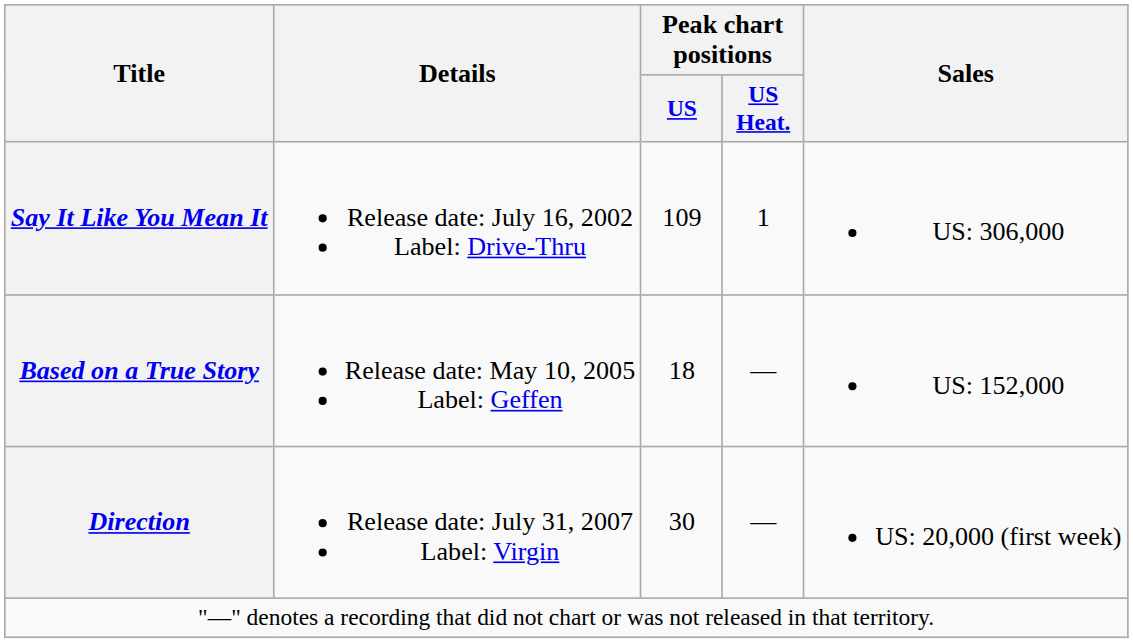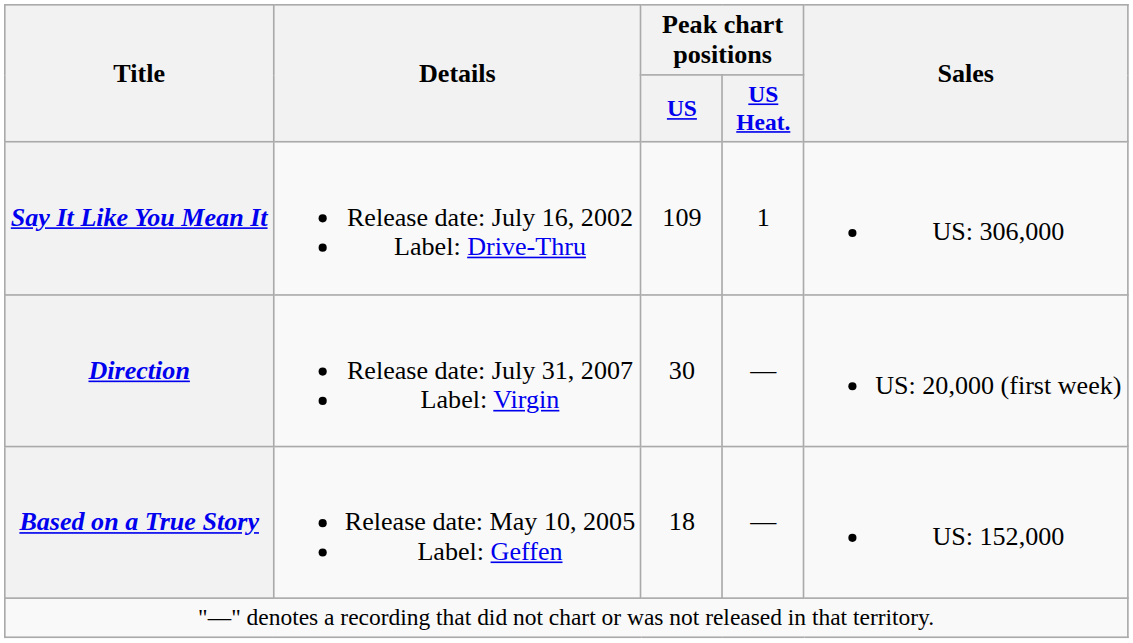rows swapped: (139, 369) <-> (139, 522)
